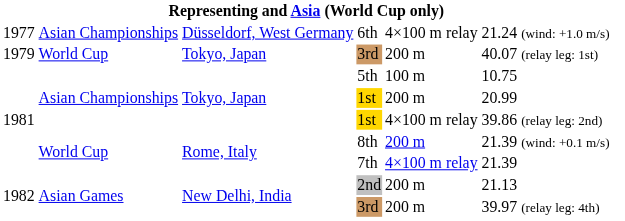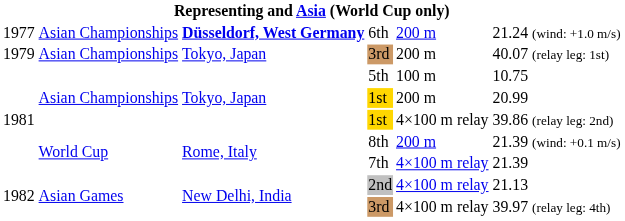(268, 32) normal -> (273, 32) bold
(431, 32) 4×100 m relay -> (416, 32) 200 m
(73, 54) World Cup -> (108, 54) Asian Championships
(405, 185) 200 m -> (442, 185) 4×100 m relay
(405, 206) 200 m -> (442, 206) 4×100 m relay
